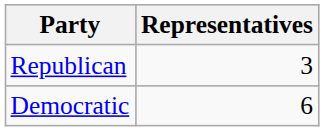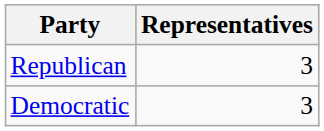(307, 105) 6 -> (307, 105) 3
